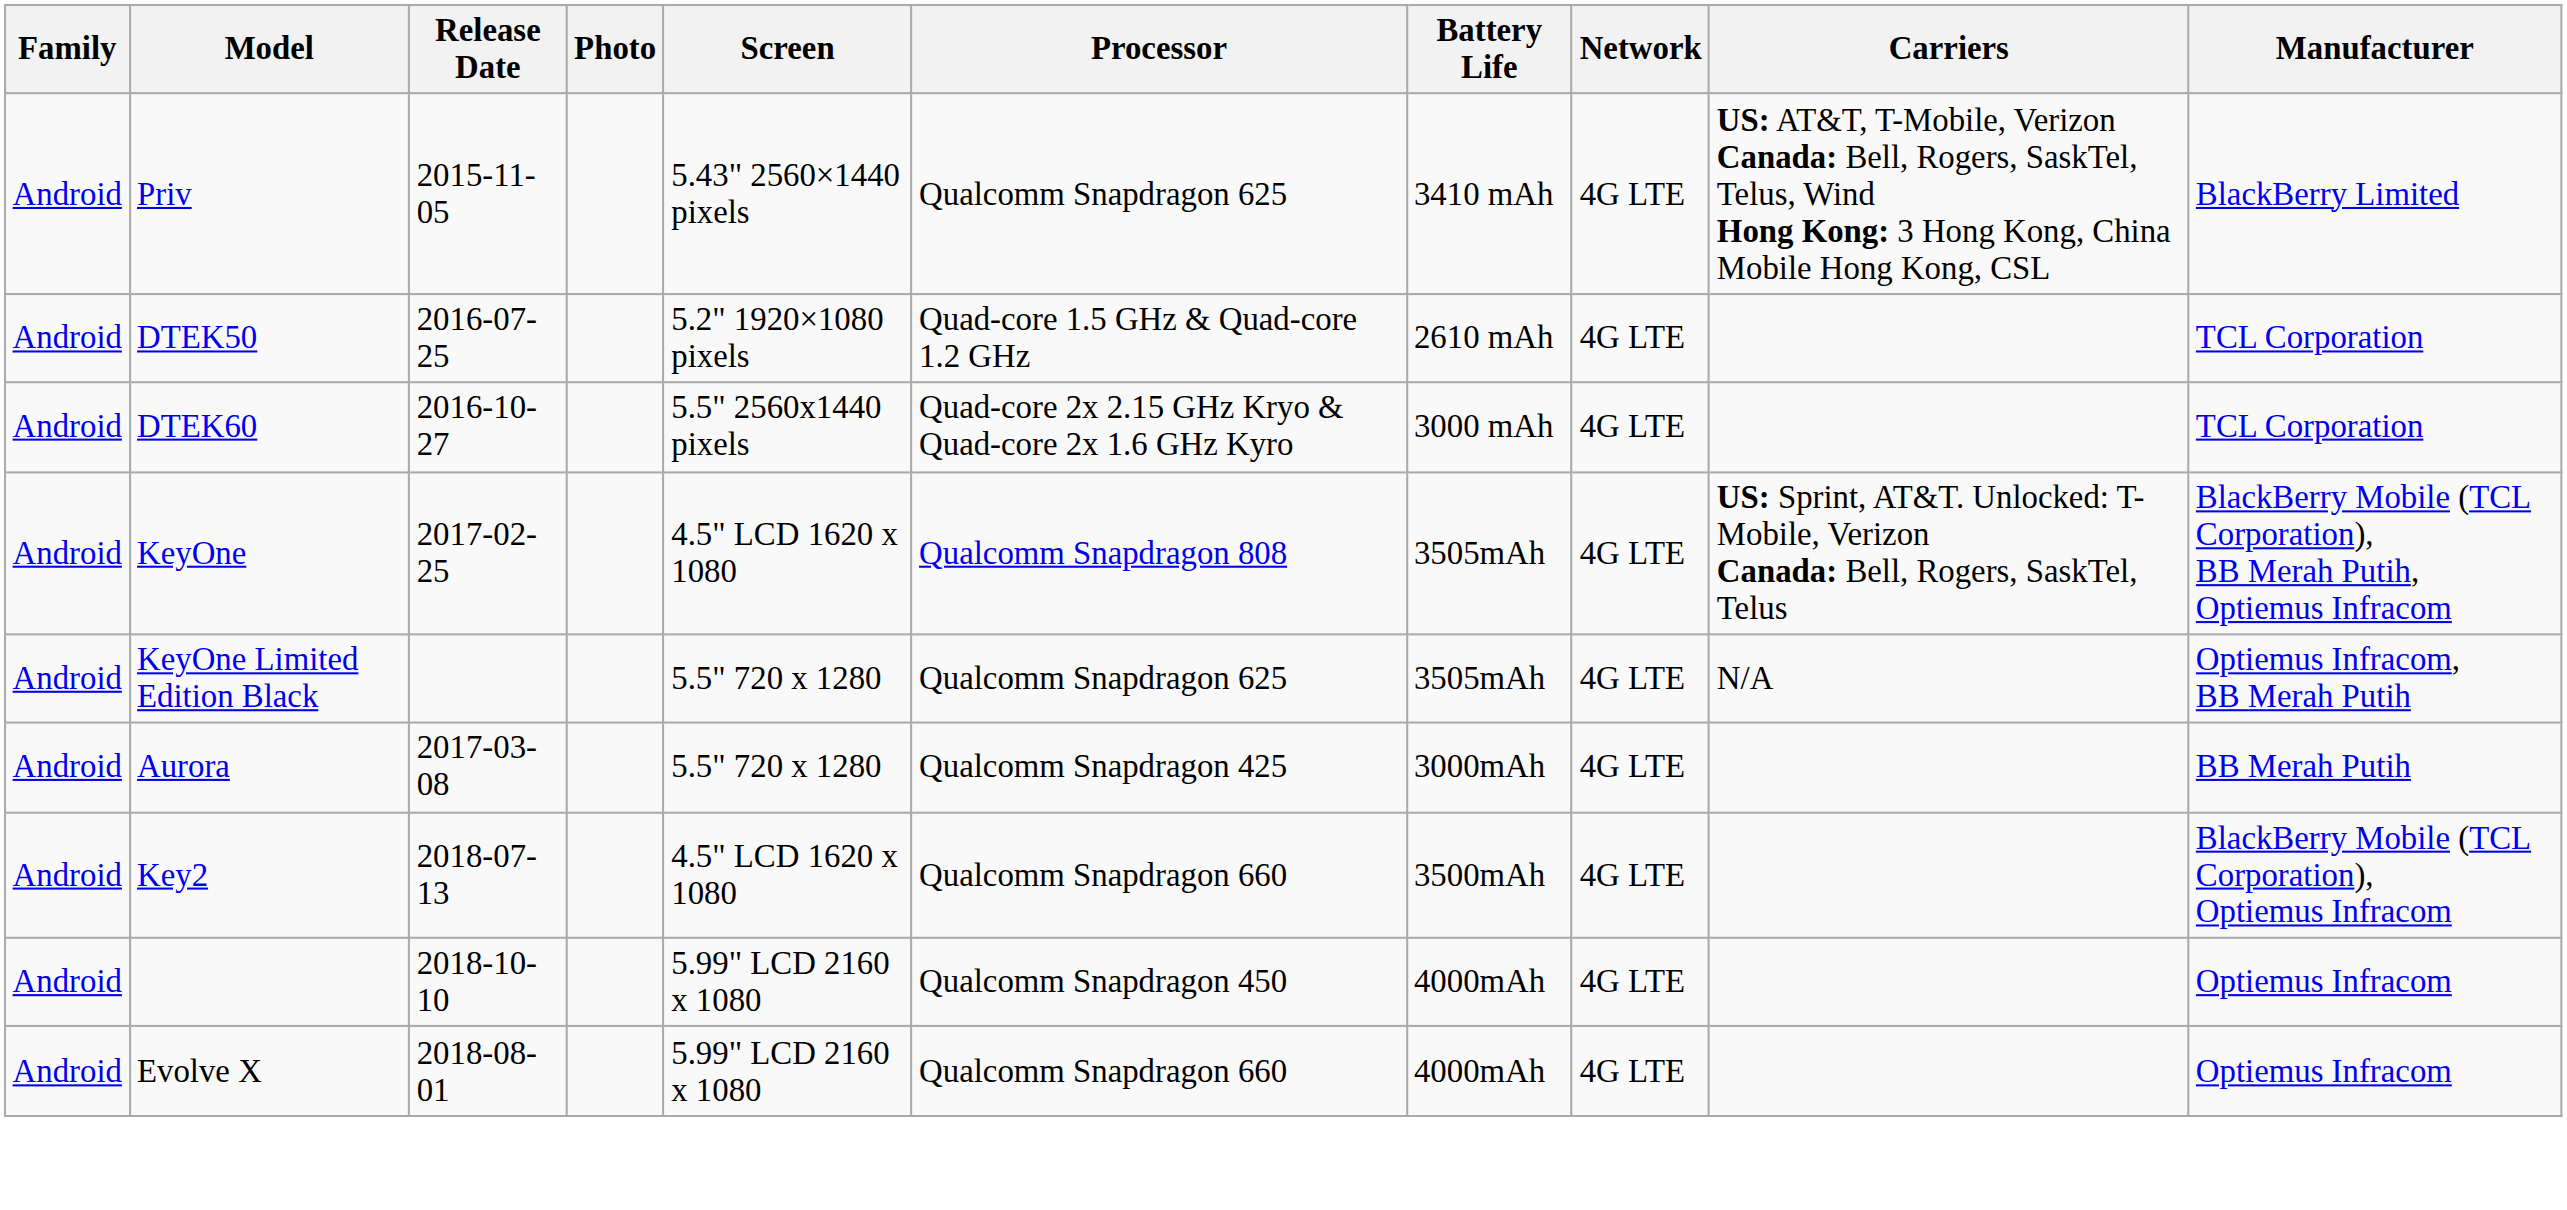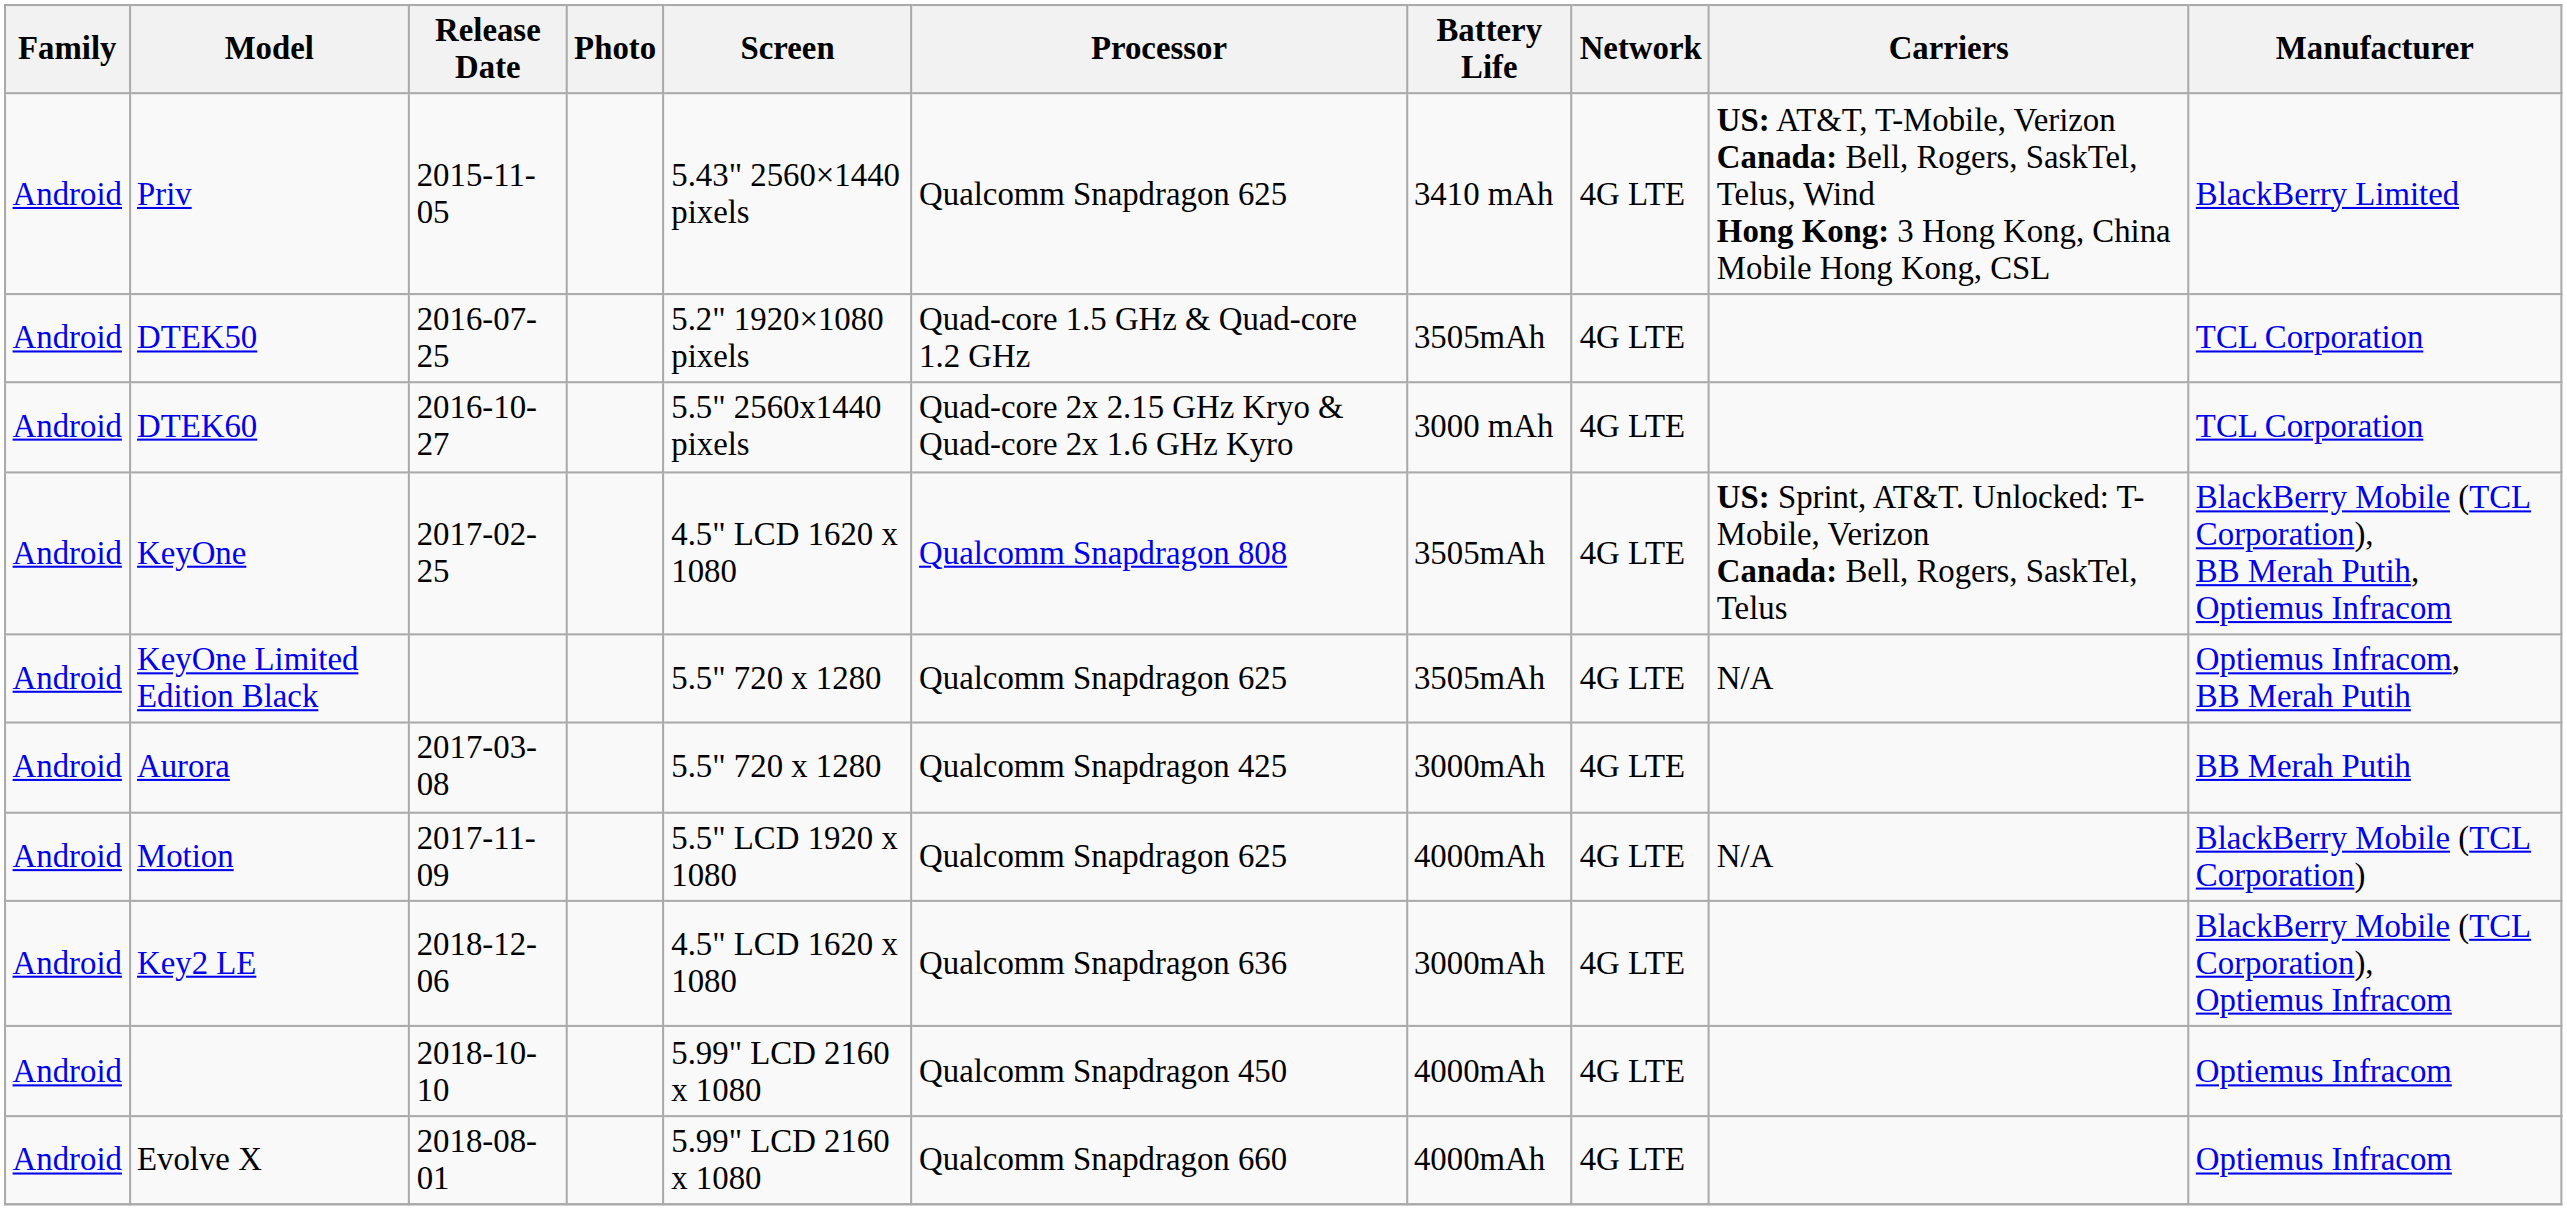(1484, 337) 2610 mAh -> (1480, 337) 3505mAh
+ row: (185, 855)
- row: (173, 874)
+ row: (197, 963)
